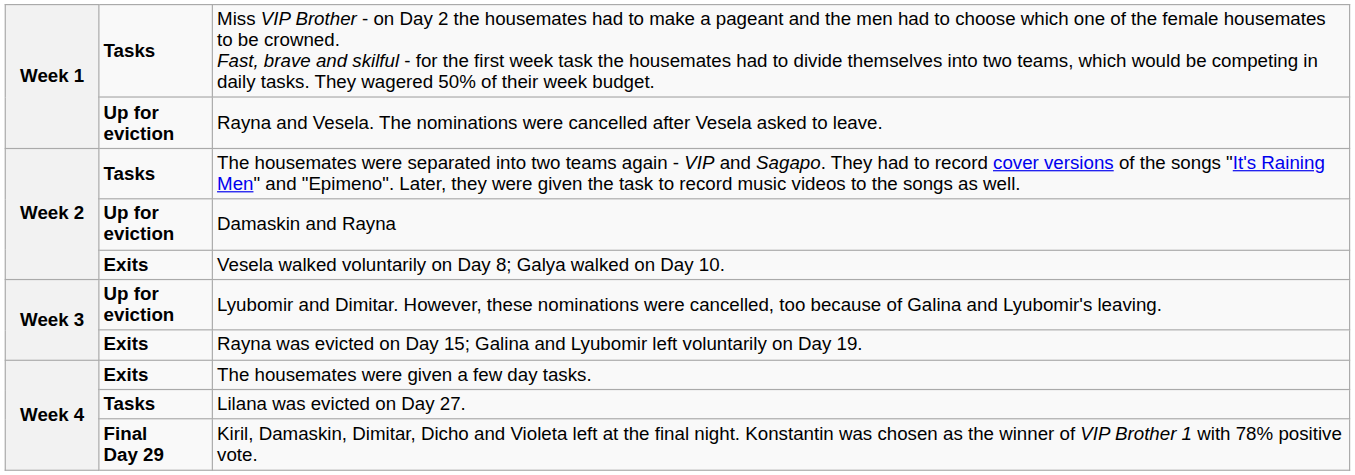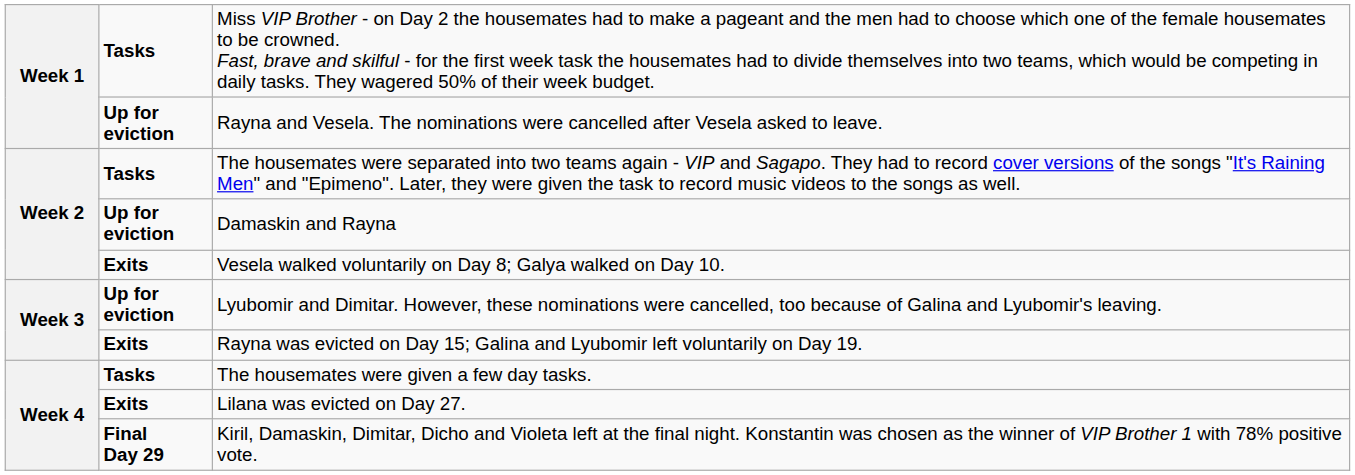(126, 374) Exits -> (129, 374) Tasks
(129, 404) Tasks -> (126, 404) Exits
